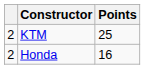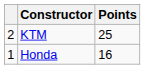(11, 55) 2 -> (11, 55) 1
